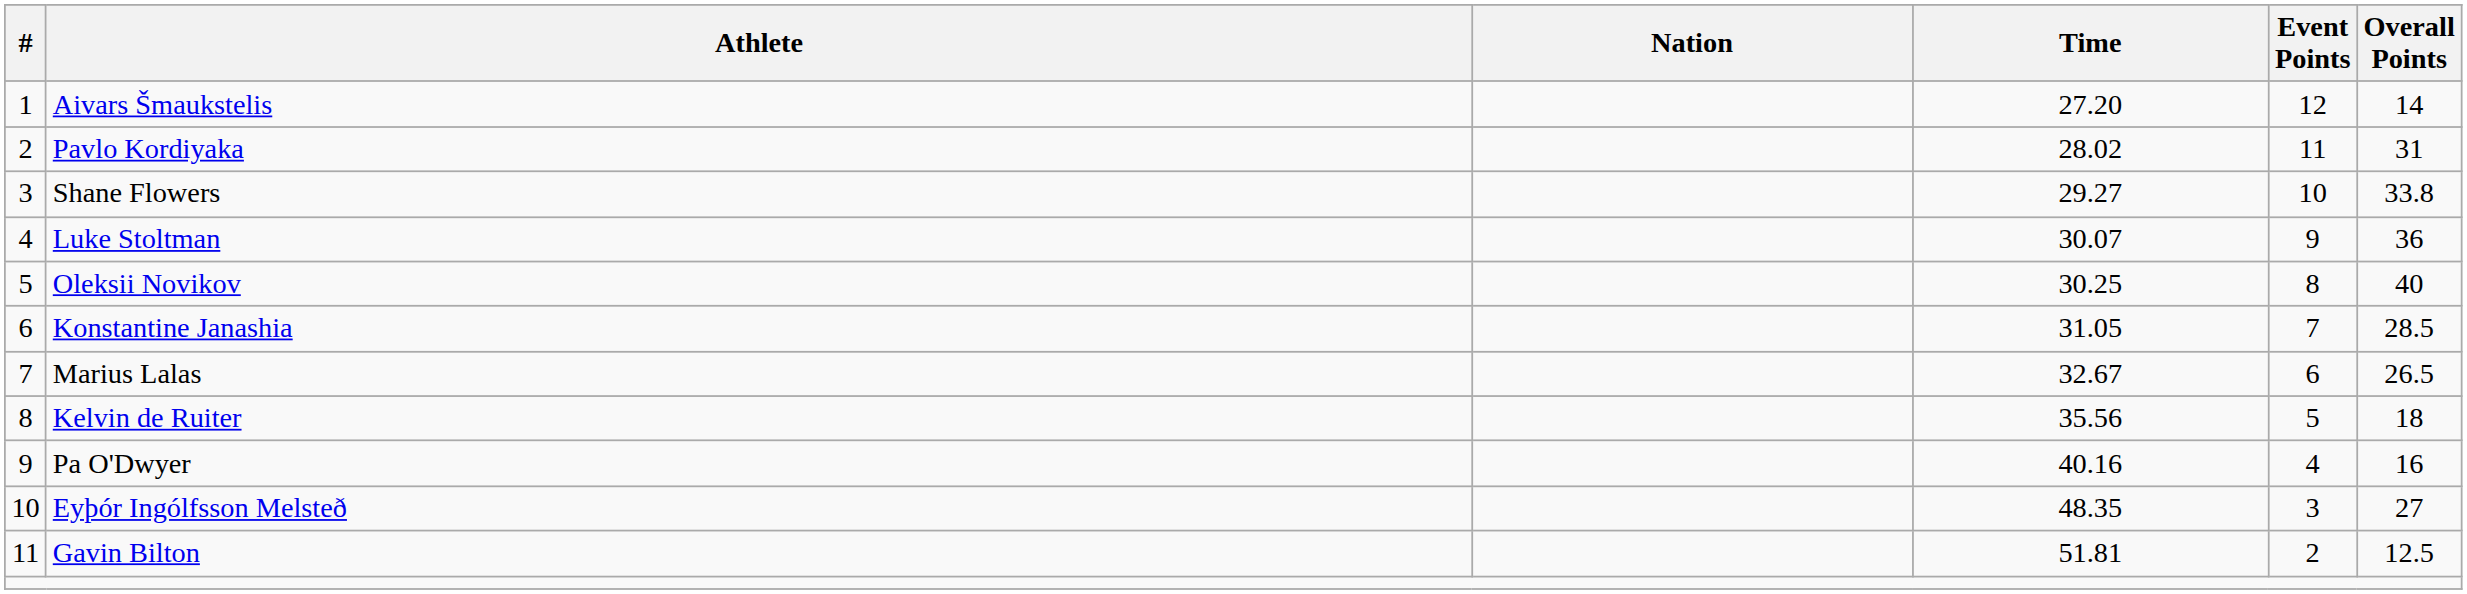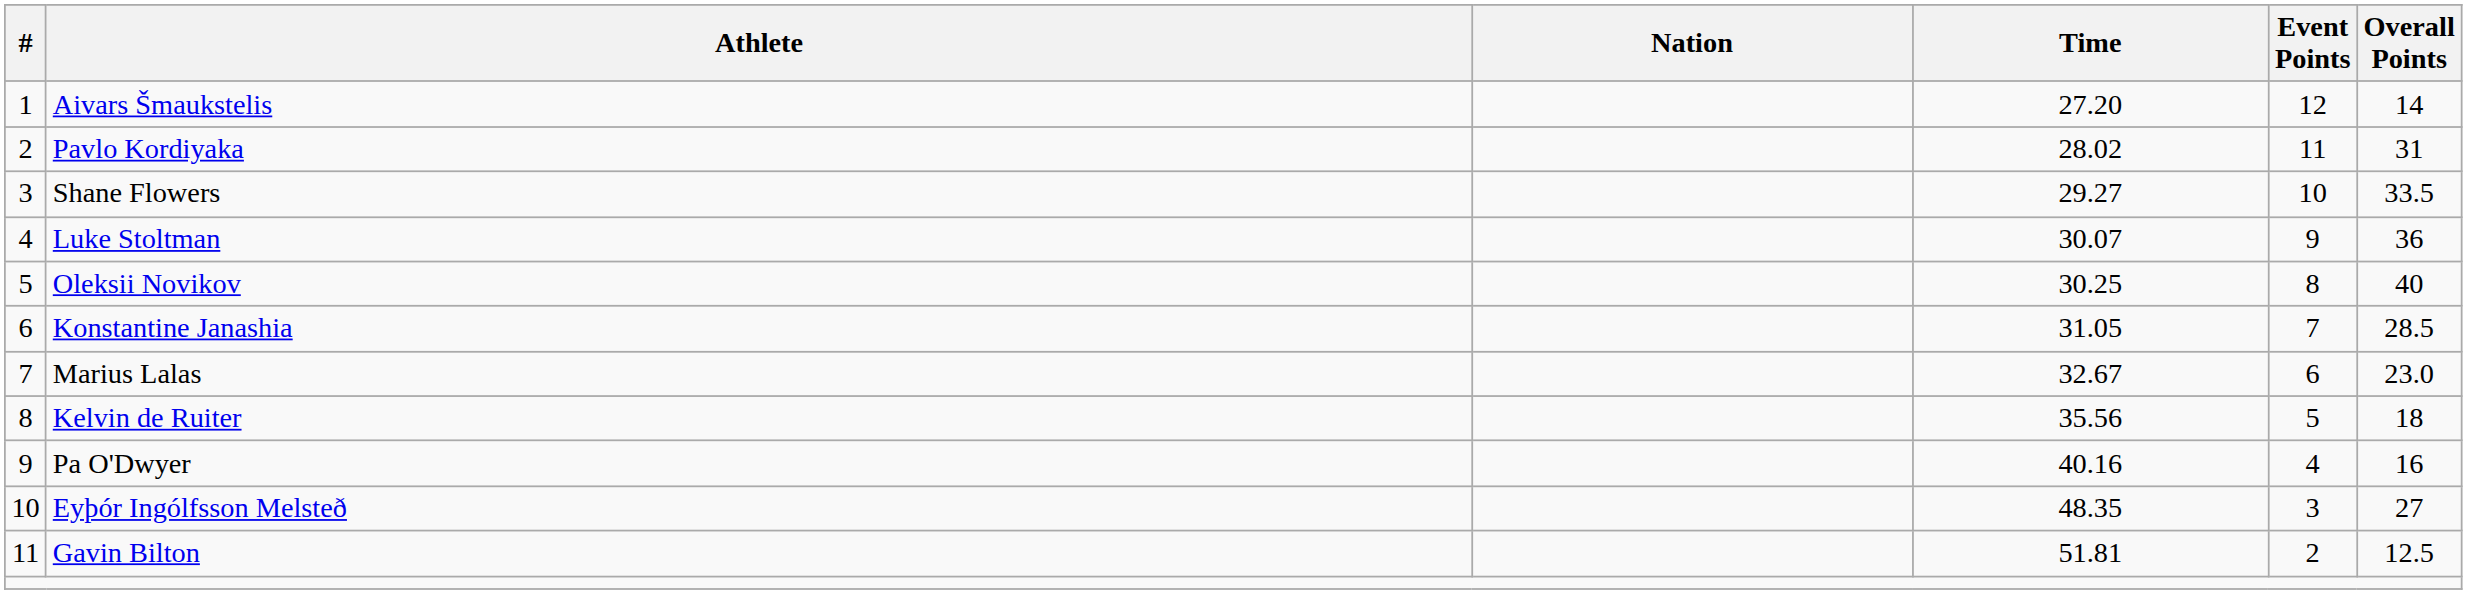(2409, 193) 33.8 -> (2409, 193) 33.5
(2409, 373) 26.5 -> (2409, 373) 23.0
